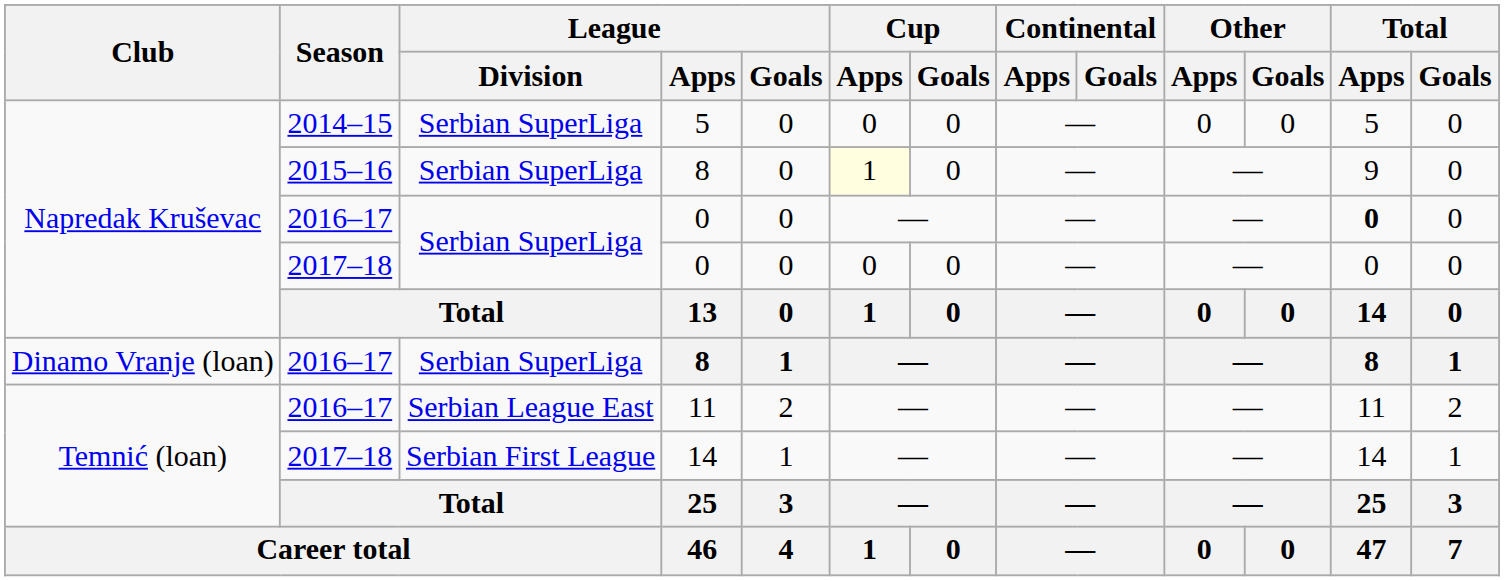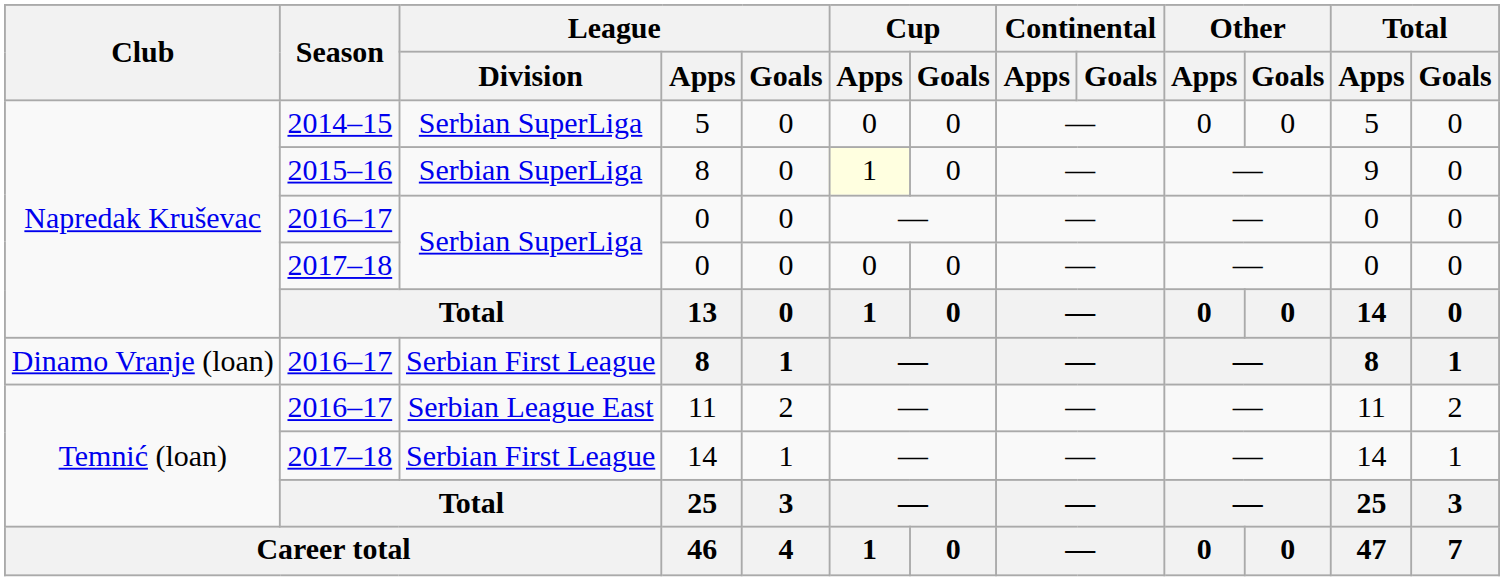(1371, 218) bold -> (1371, 218) normal
(531, 360) Serbian SuperLiga -> (531, 360) Serbian First League
